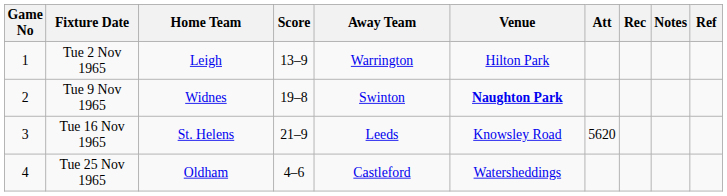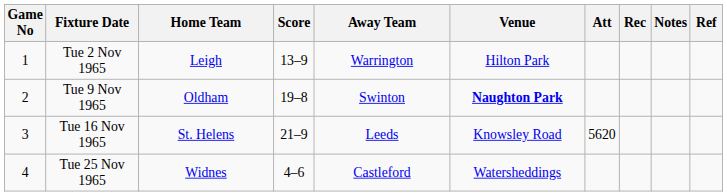(206, 97) Widnes -> (206, 97) Oldham
(206, 172) Oldham -> (206, 172) Widnes
